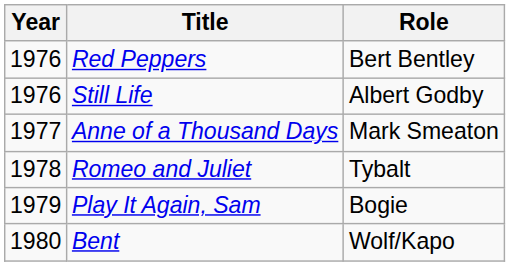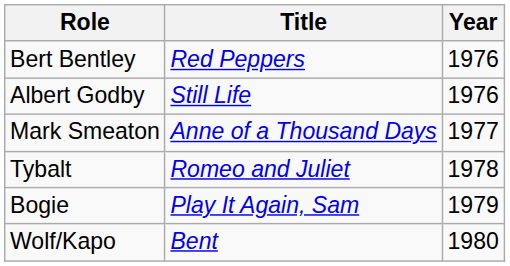columns swapped: (36, 22) <-> (424, 22)
